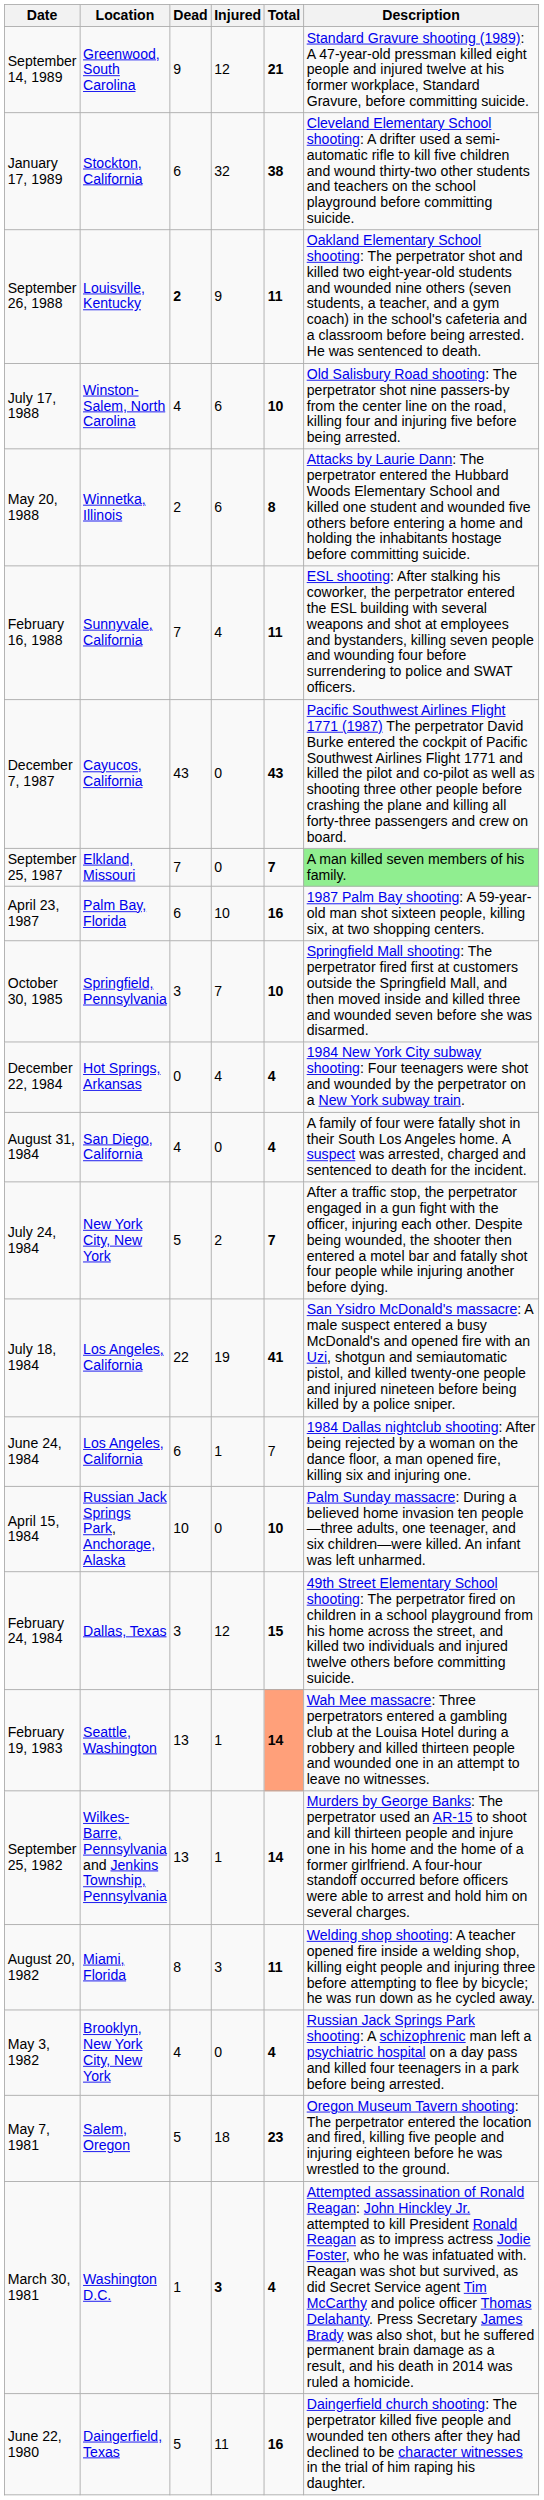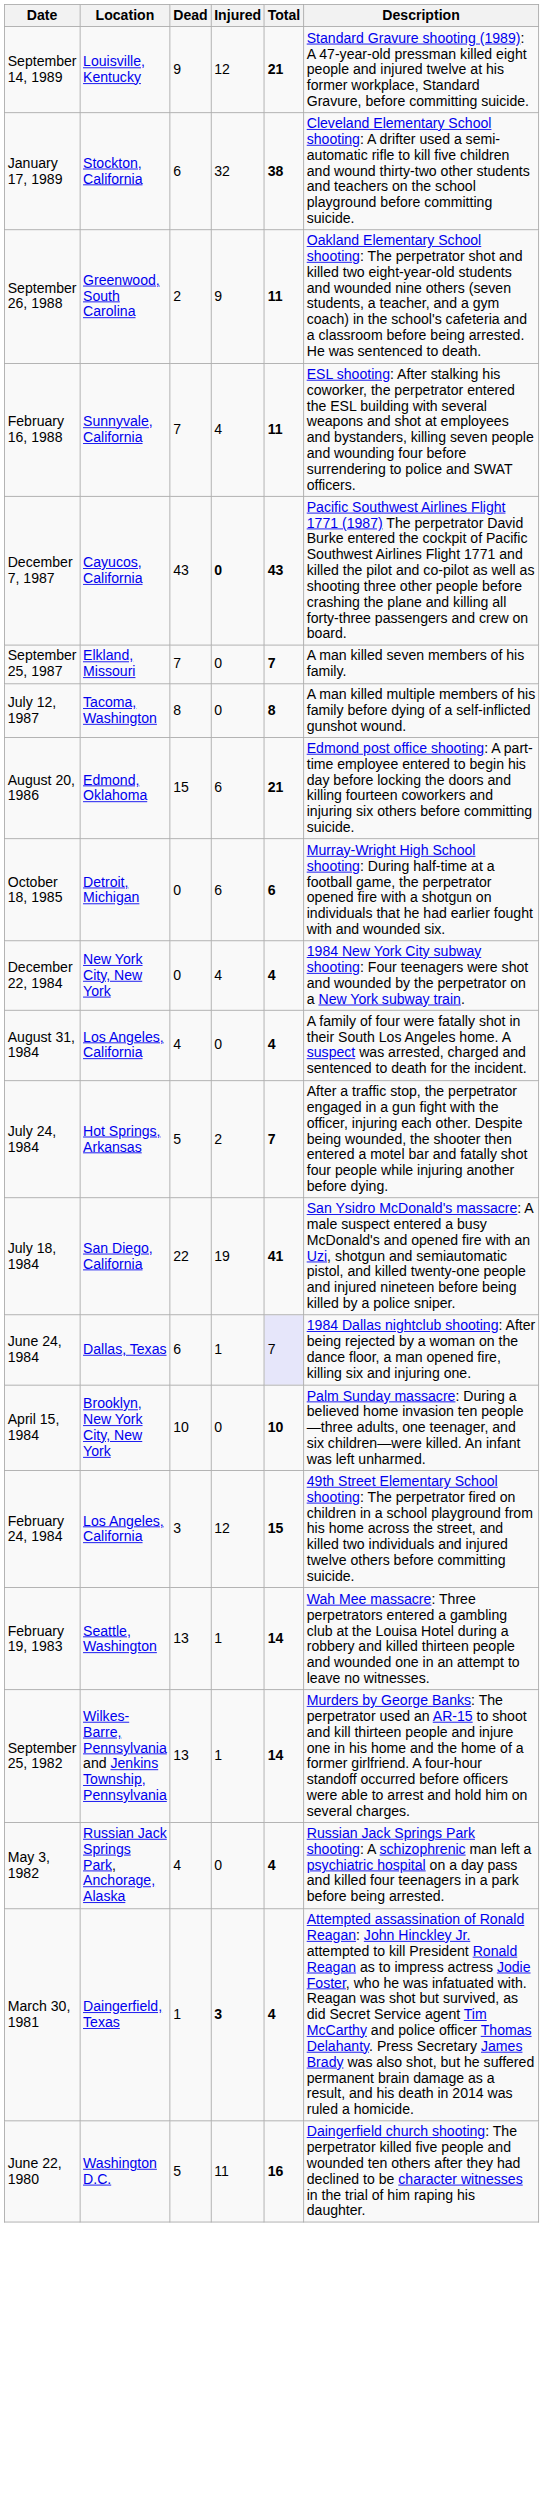(121, 69) Greenwood, South Carolina -> (114, 69) Louisville, Kentucky
(114, 296) Louisville, Kentucky -> (121, 296) Greenwood, South Carolina
(177, 296) bold -> (177, 296) normal
- row: (32, 405)
- row: (33, 507)
(218, 773) normal -> (218, 570) bold
(415, 867) lightgreen background -> (415, 664) no background
+ row: (32, 710)
- row: (34, 913)
+ row: (41, 788)
- row: (35, 991)
+ row: (35, 889)
(122, 1077) Hot Springs, Arkansas -> (113, 975) New York City, New York
(118, 1146) San Diego, California -> (123, 1045) Los Angeles, California
(113, 1240) New York City, New York -> (122, 1138) Hot Springs, Arkansas
(123, 1357) Los Angeles, California -> (118, 1256) San Diego, California
(123, 1451) Los Angeles, California -> (125, 1349) Dallas, Texas
(272, 1451) no background -> (272, 1349) lavender background
(125, 1529) Russian Jack Springs Park, Anchorage, Alaska -> (113, 1427) Brooklyn, New York City, New York
(125, 1630) Dallas, Texas -> (123, 1529) Los Angeles, California
(275, 1740) lightsalmon background -> (275, 1638) no background
- row: (41, 1967)
(113, 2052) Brooklyn, New York City, New York -> (125, 1865) Russian Jack Springs Park, Anchorage, Alaska
- row: (29, 2138)
(120, 2287) Washington D.C. -> (123, 2014) Daingerfield, Texas
(123, 2444) Daingerfield, Texas -> (120, 2171) Washington D.C.
